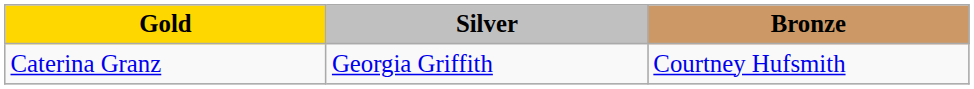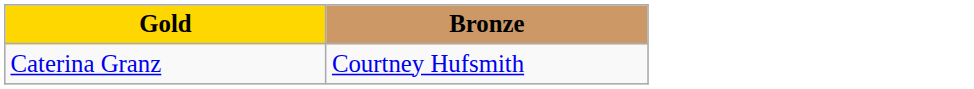- column: (487, 24)
